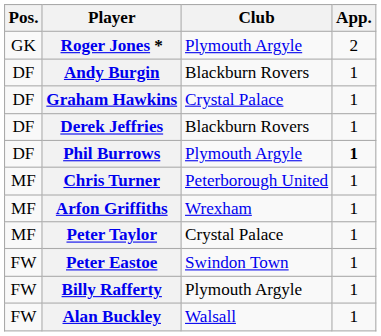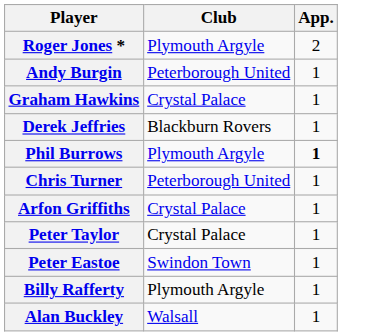- column: (23, 18)
(247, 72) Blackburn Rovers -> (219, 72) Peterborough United
(218, 208) Wrexham -> (196, 208) Crystal Palace
